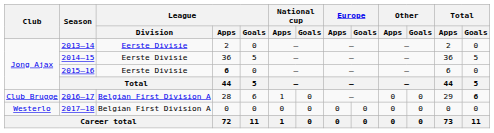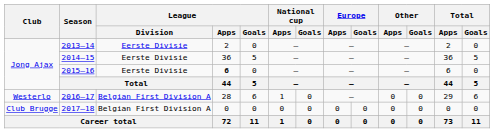(32, 96) Club Brugge -> (32, 96) Westerlo
(476, 96) bold -> (476, 96) normal
(32, 109) Westerlo -> (32, 109) Club Brugge
